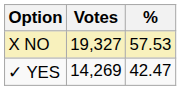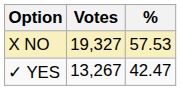(96, 71) 14,269 -> (96, 71) 13,267
